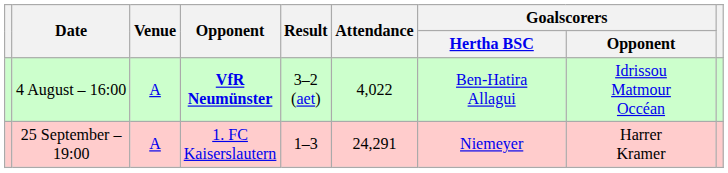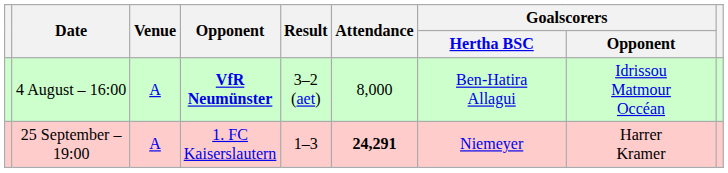(374, 89) 4,022 -> (374, 89) 8,000
(374, 143) normal -> (374, 143) bold
